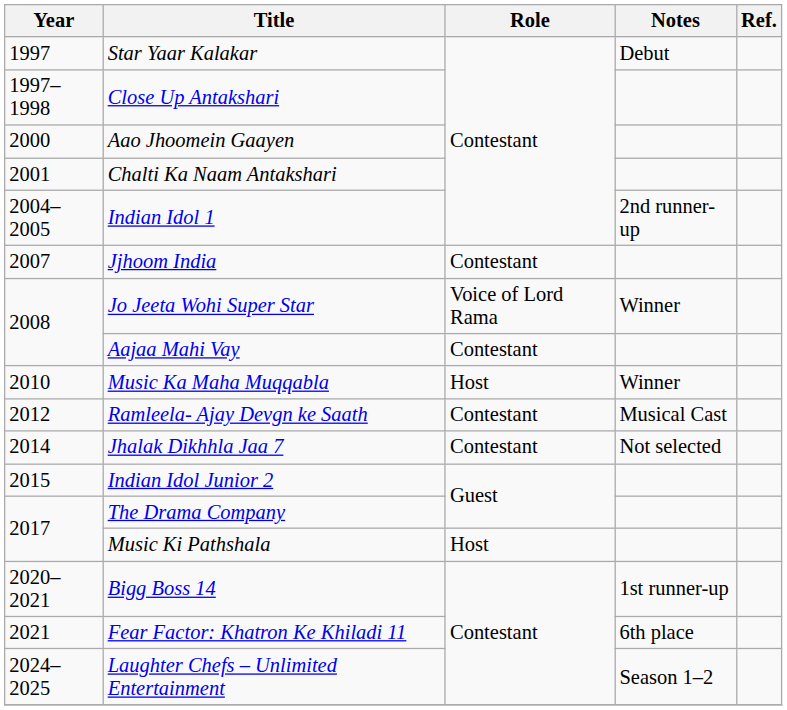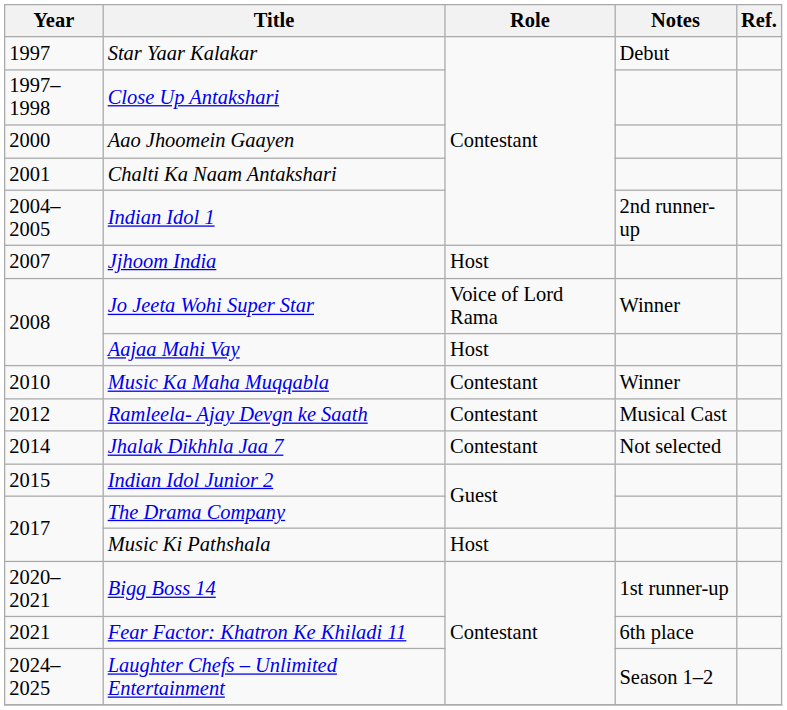(494, 261) Contestant -> (469, 261) Host
(494, 349) Contestant -> (469, 349) Host
(469, 382) Host -> (494, 382) Contestant
